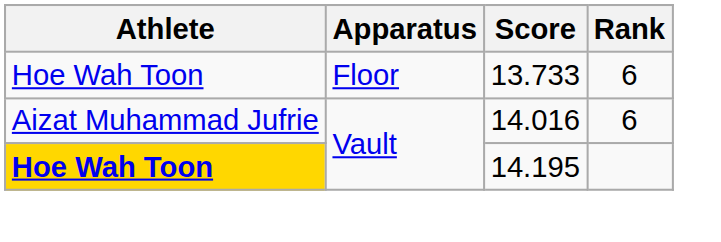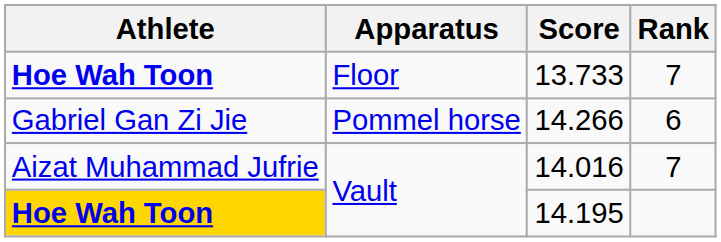(108, 75) normal -> (112, 75) bold
(629, 75) 6 -> (673, 75) 7
+ row: (579, 121)
(629, 121) 6 -> (673, 167) 7
